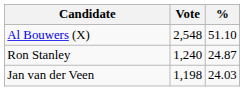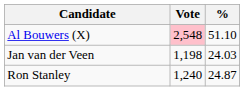(188, 34) no background -> (188, 34) pink background
rows swapped: (39, 55) <-> (51, 75)
